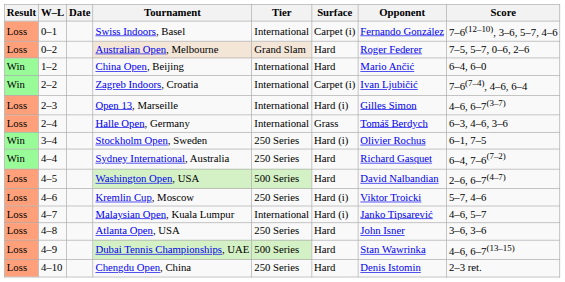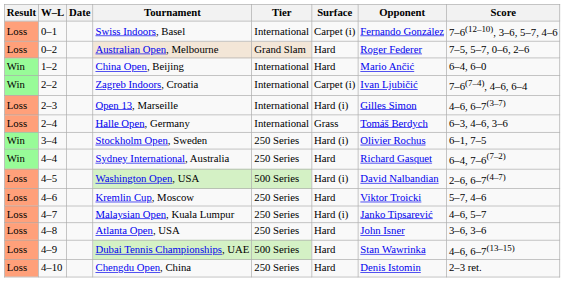(325, 179) Hard -> (331, 179) Hard (i)
(331, 197) Hard (i) -> (325, 197) Hard
(282, 214) International -> (277, 214) 250 Series
